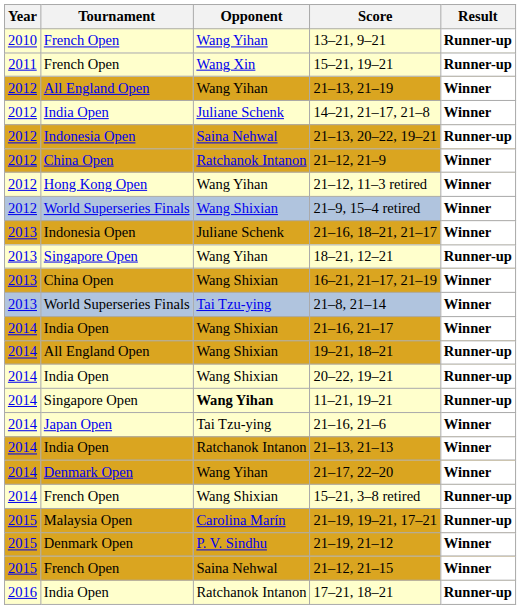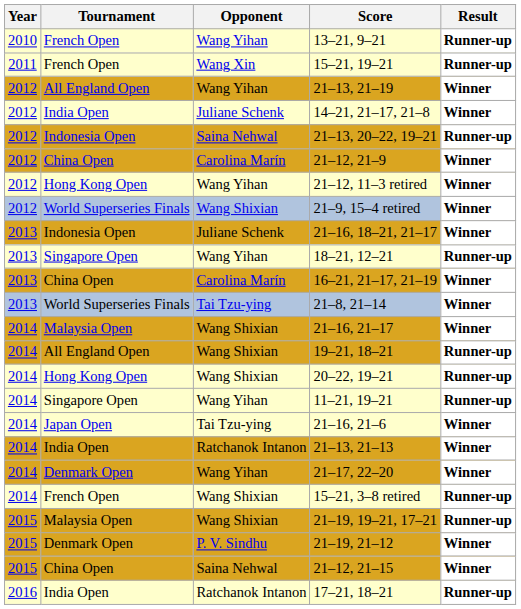(251, 160) Ratchanok Intanon -> (241, 160) Carolina Marín
(237, 280) Wang Shixian -> (241, 280) Carolina Marín
(76, 328) India Open -> (88, 328) Malaysia Open
(76, 376) India Open -> (95, 376) Hong Kong Open
(235, 400) bold -> (232, 400) normal
(241, 520) Carolina Marín -> (237, 520) Wang Shixian
(82, 568) French Open -> (79, 568) China Open
